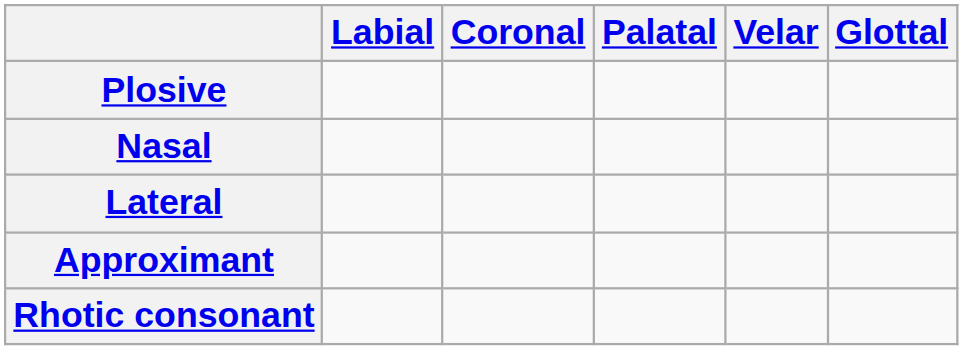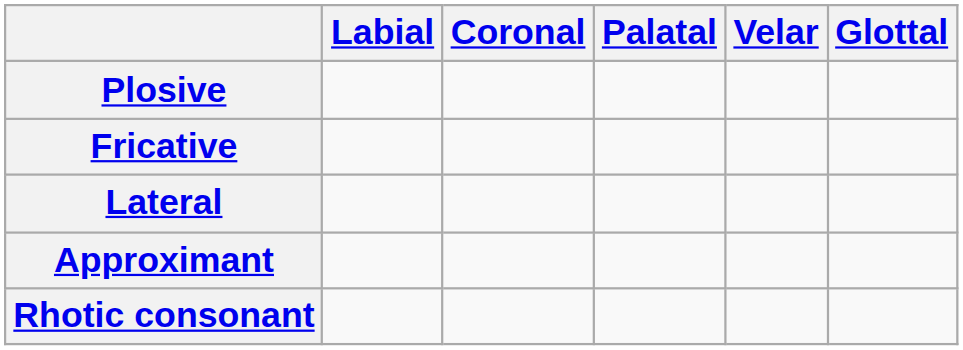+ row: (164, 145)
- row: (164, 145)
